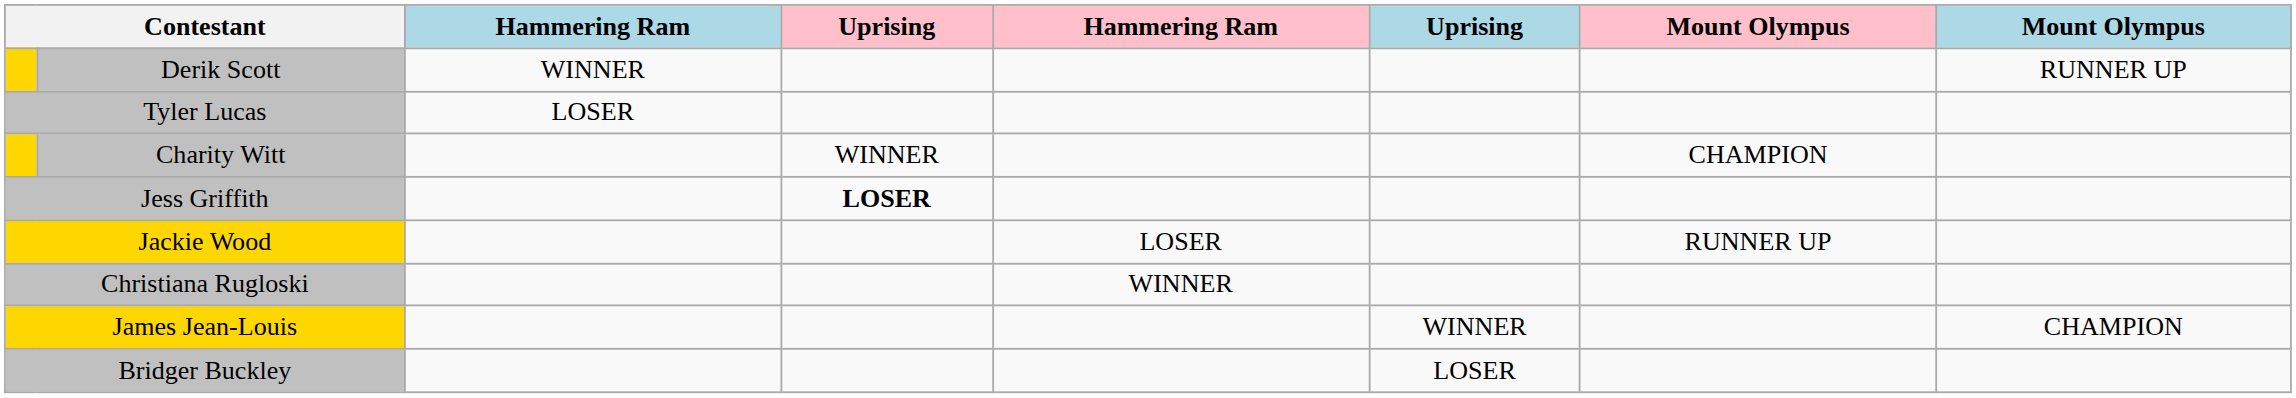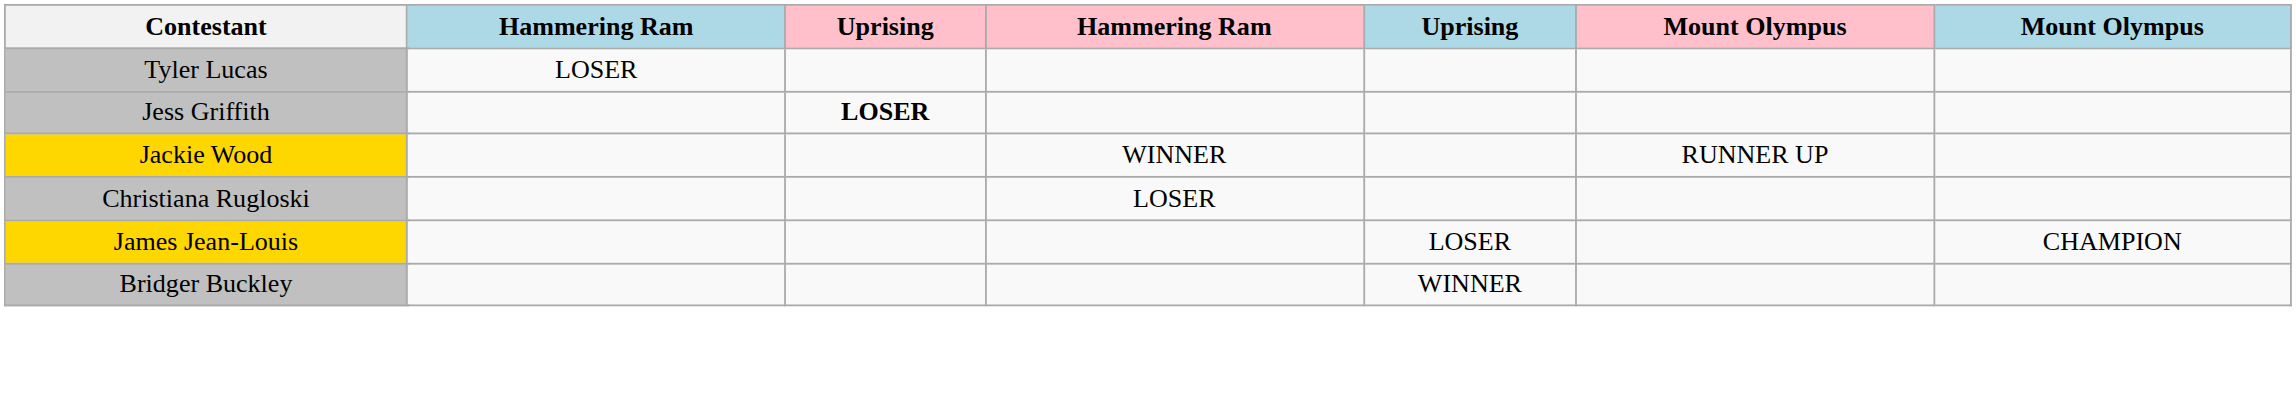- row: (221, 69)
- row: (221, 155)
(1181, 241) LOSER -> (1174, 155) WINNER
(1181, 284) WINNER -> (1174, 198) LOSER
(1475, 327) WINNER -> (1470, 241) LOSER
(1475, 370) LOSER -> (1470, 284) WINNER
